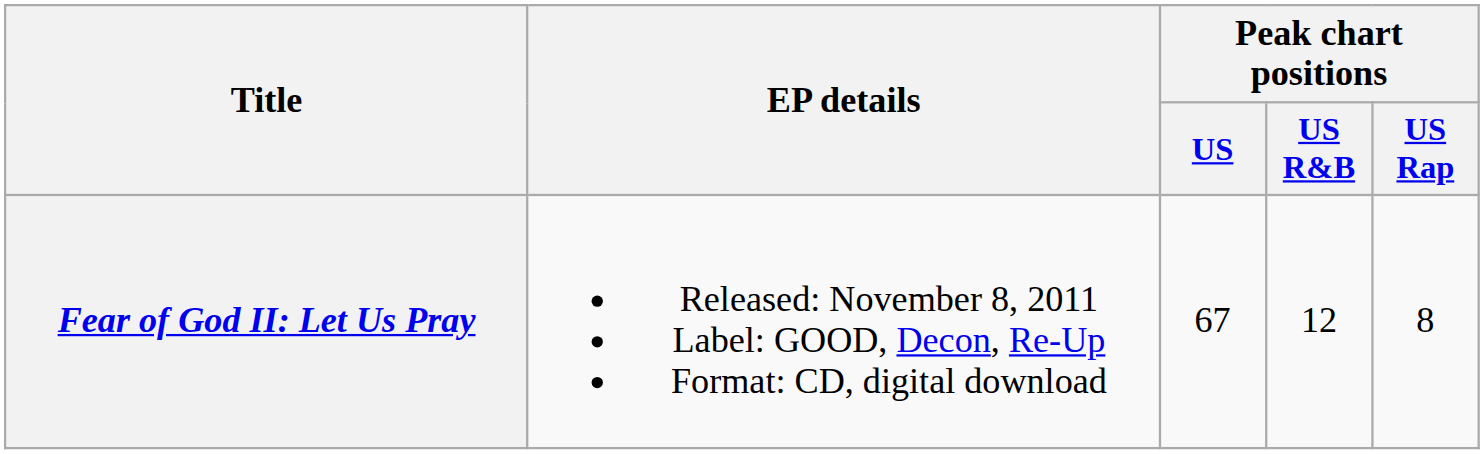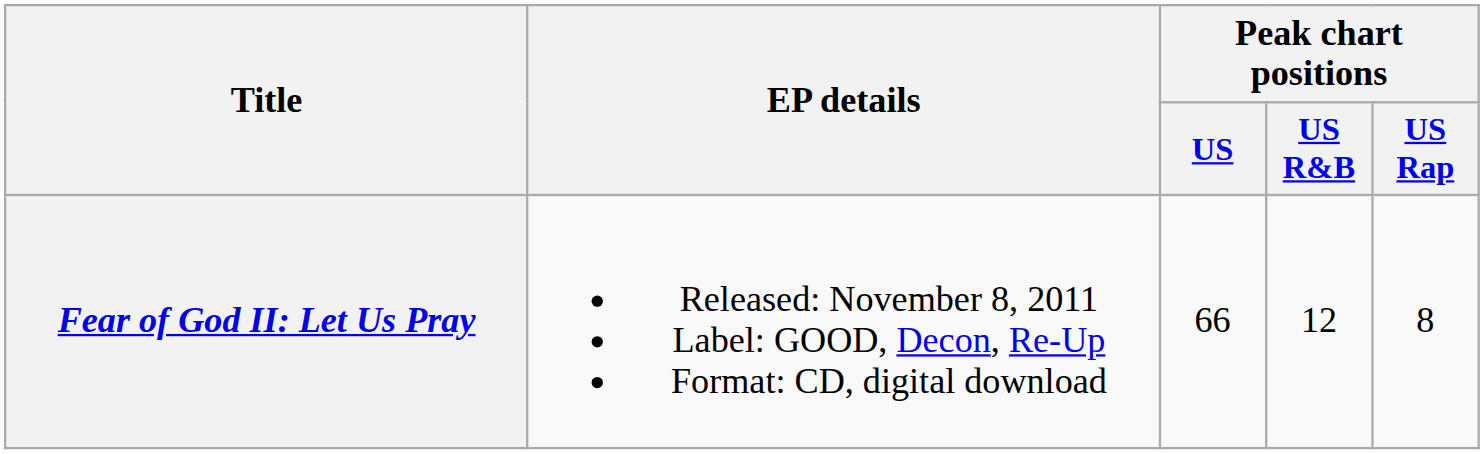(1213, 320) 67 -> (1213, 320) 66
